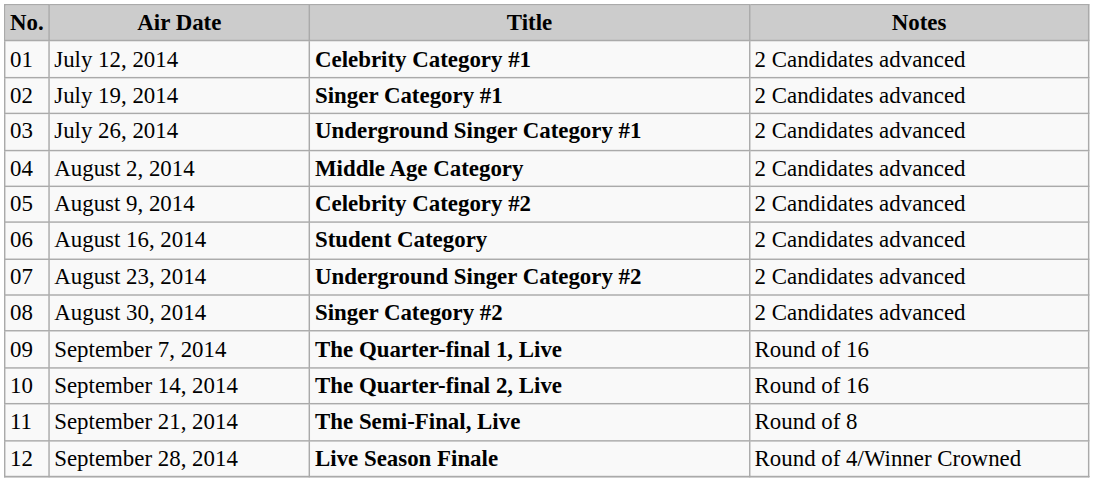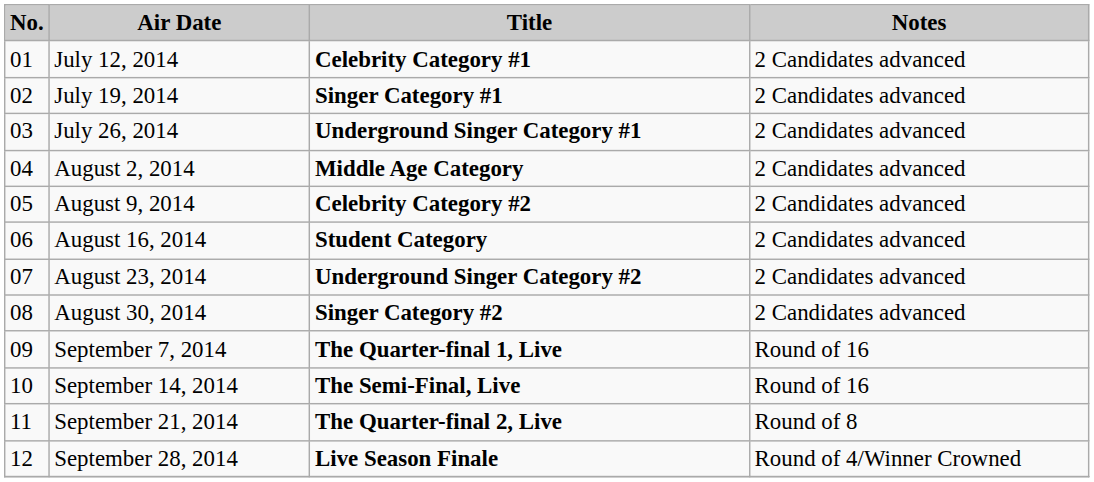(439, 385) The Quarter-final 2, Live -> (418, 385) The Semi-Final, Live
(418, 421) The Semi-Final, Live -> (439, 421) The Quarter-final 2, Live
